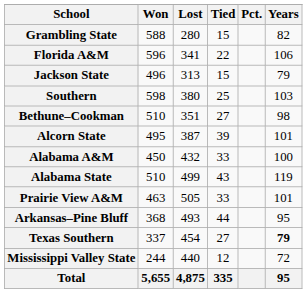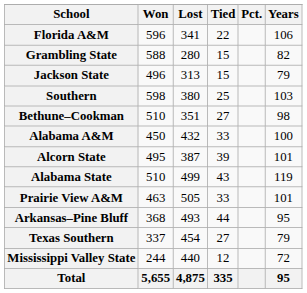rows swapped: (71, 34) <-> (71, 55)
rows swapped: (71, 136) <-> (71, 156)
(283, 237) bold -> (283, 237) normal
